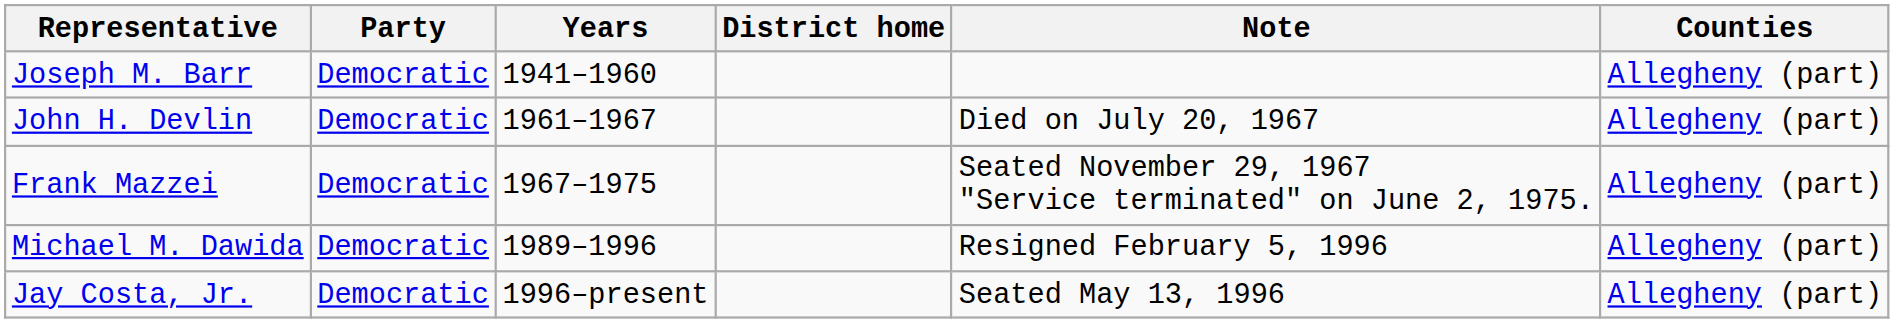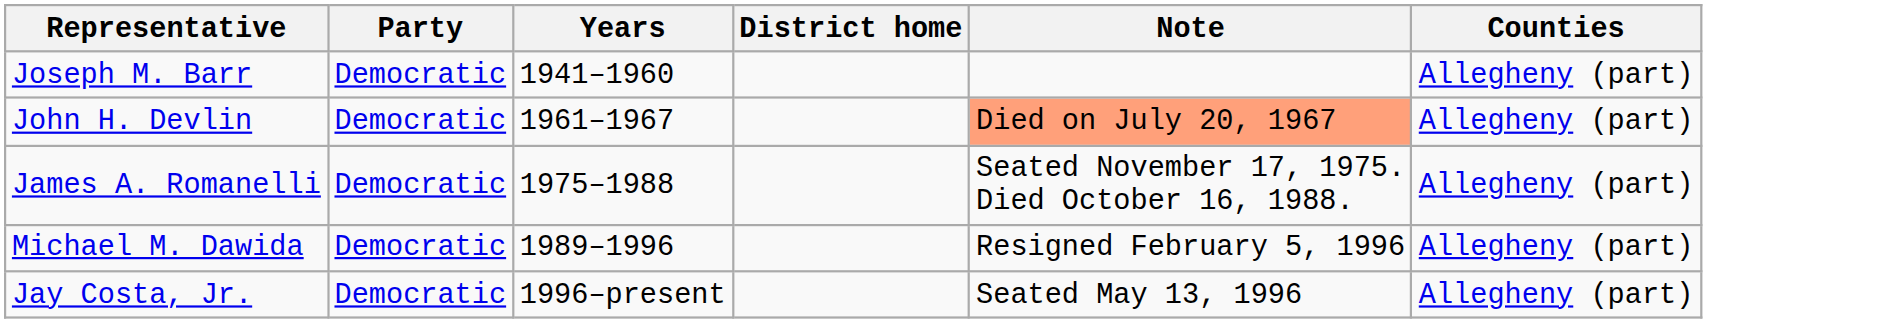(1139, 122) no background -> (1156, 122) lightsalmon background
- row: (115, 185)
+ row: (166, 185)
